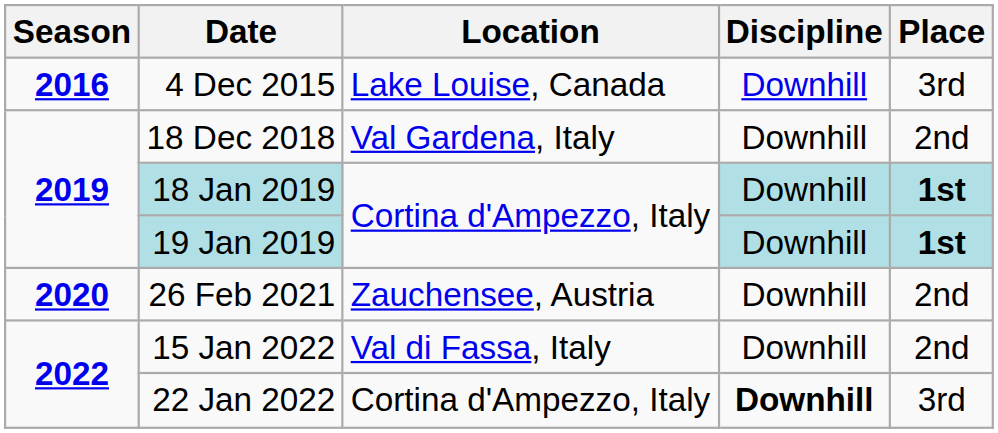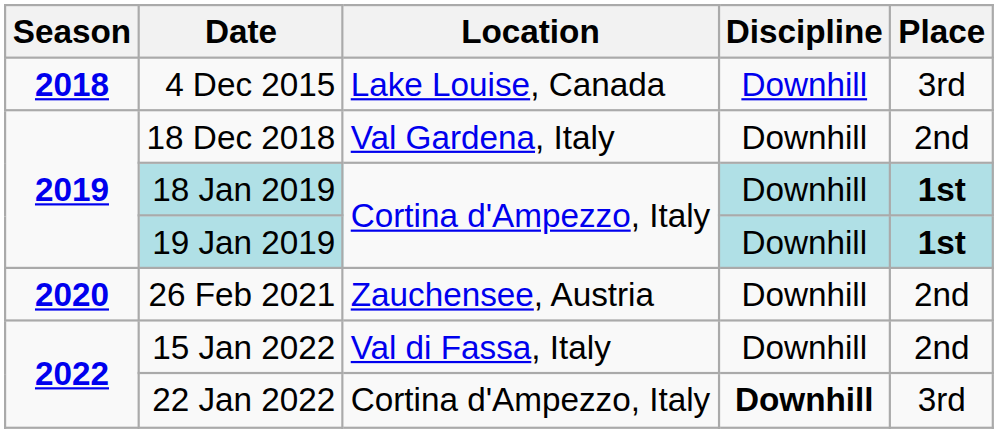(72, 84) 2016 -> (72, 84) 2018
